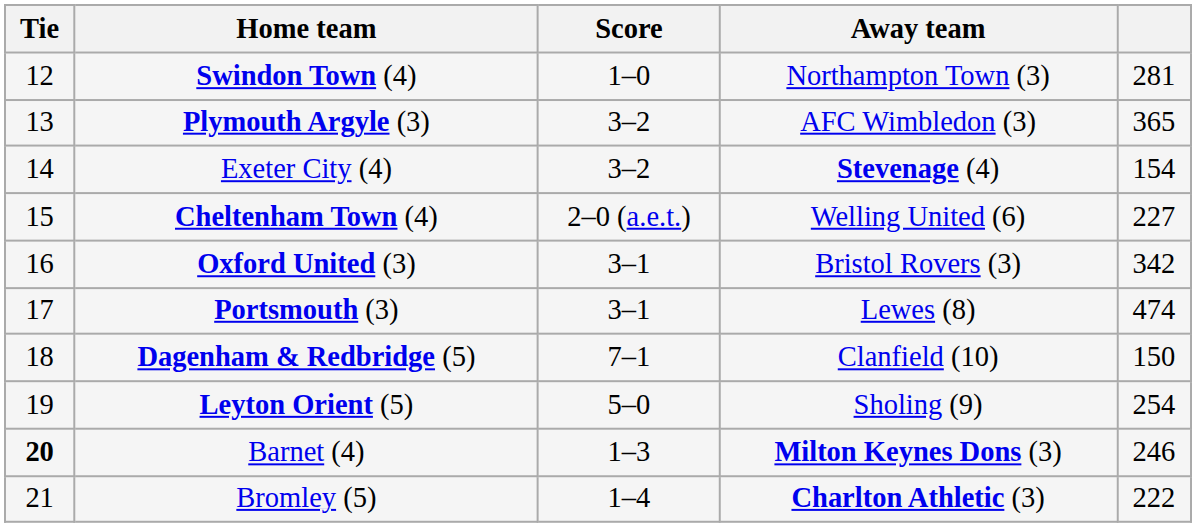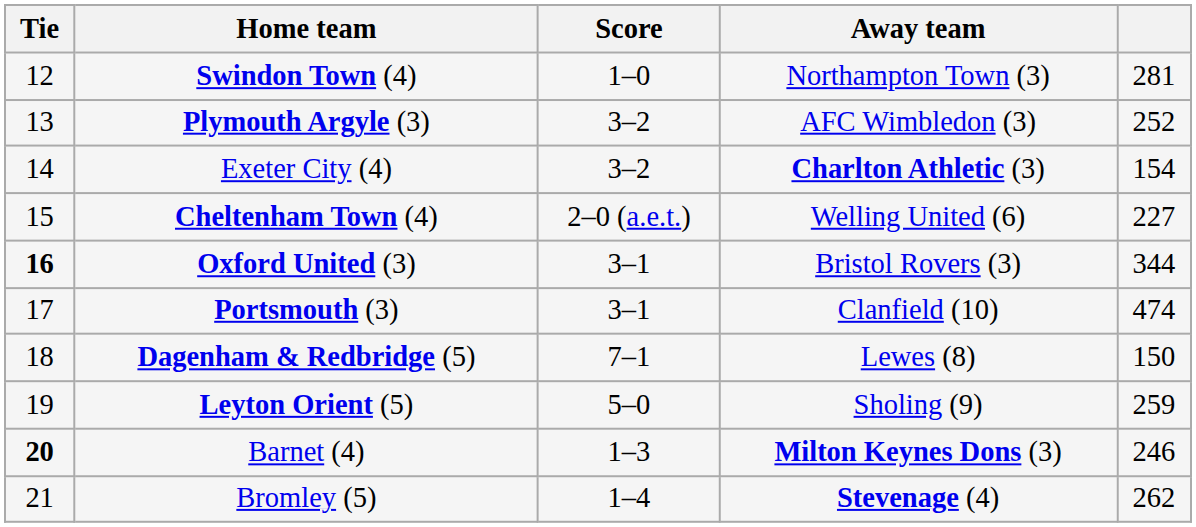(1154, 122) 365 -> (1154, 122) 252
(918, 169) Stevenage (4) -> (918, 169) Charlton Athletic (3)
(40, 263) normal -> (40, 263) bold
(1154, 263) 342 -> (1154, 263) 344
(918, 310) Lewes (8) -> (918, 310) Clanfield (10)
(918, 357) Clanfield (10) -> (918, 357) Lewes (8)
(1154, 404) 254 -> (1154, 404) 259
(918, 498) Charlton Athletic (3) -> (918, 498) Stevenage (4)
(1154, 498) 222 -> (1154, 498) 262
